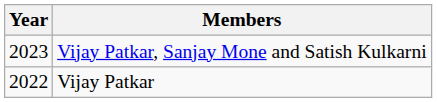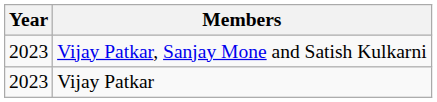(29, 81) 2022 -> (29, 81) 2023
